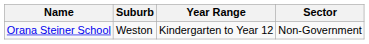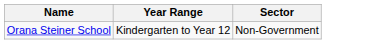- column: (135, 13)
